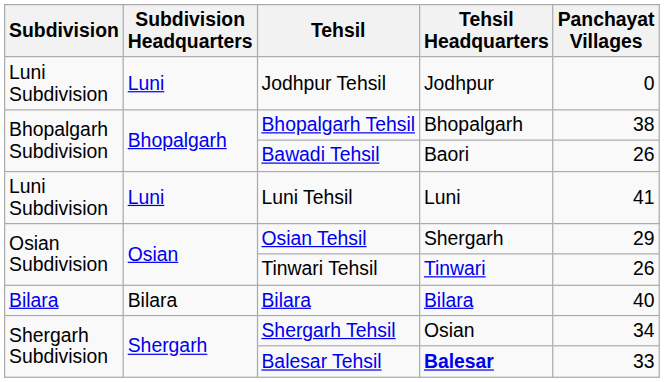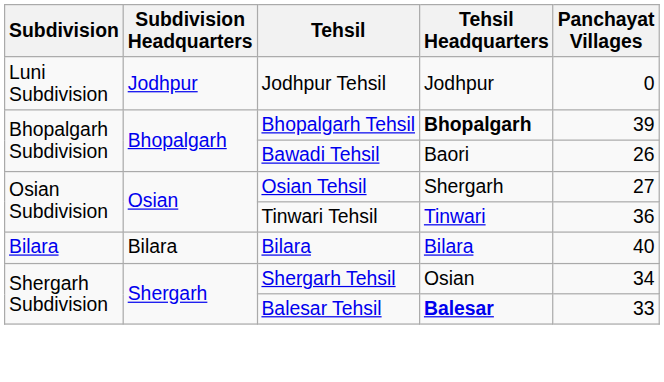(146, 83) Luni -> (163, 83) Jodhpur
(473, 124) normal -> (478, 124) bold
(644, 124) 38 -> (644, 124) 39
- row: (307, 197)
(644, 238) 29 -> (644, 186) 27
(644, 269) 26 -> (644, 216) 36
